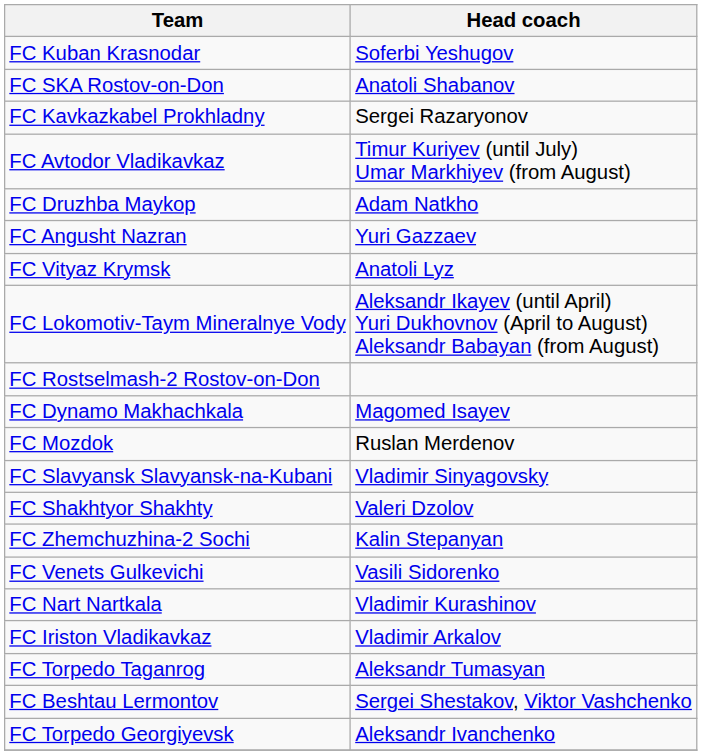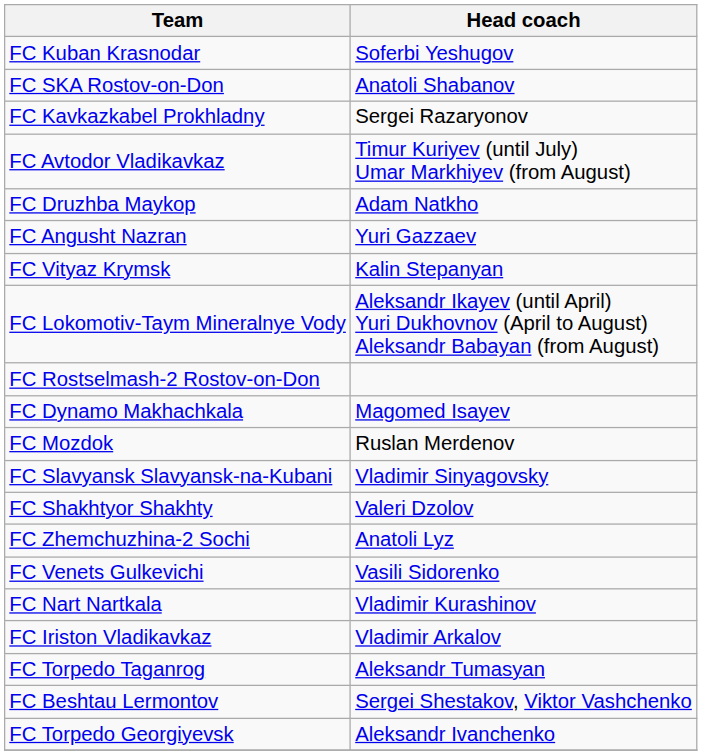(405, 269) Anatoli Lyz -> (429, 269) Kalin Stepanyan
(429, 540) Kalin Stepanyan -> (405, 540) Anatoli Lyz
